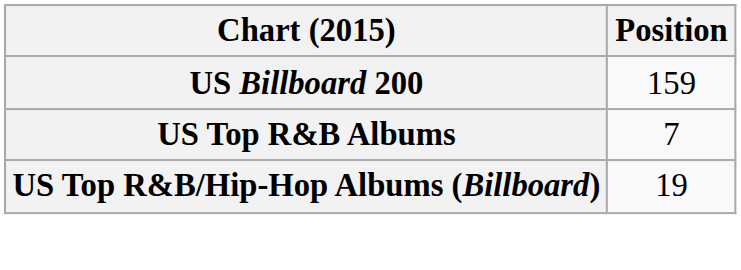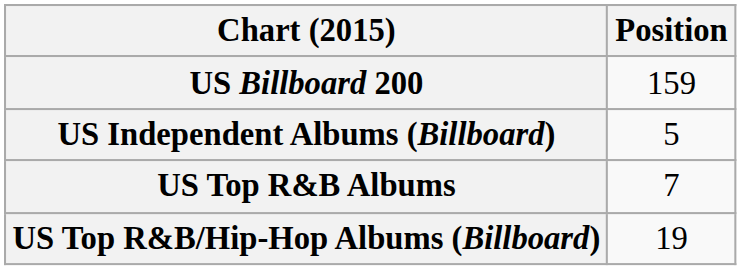+ row: (306, 133)
